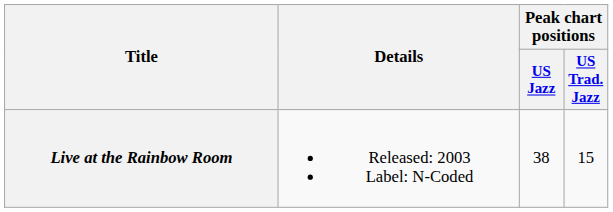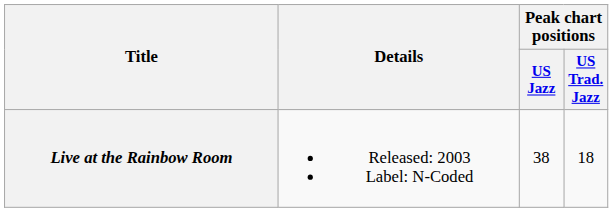(586, 158) 15 -> (586, 158) 18
